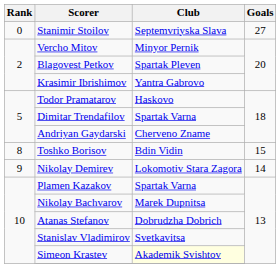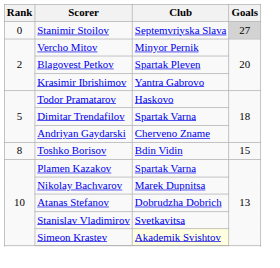(260, 30) no background -> (245, 30) lightgrey background
- row: (75, 168)
